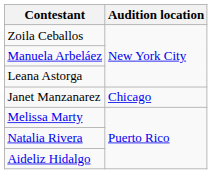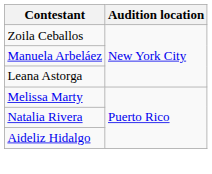- row: (54, 96)
